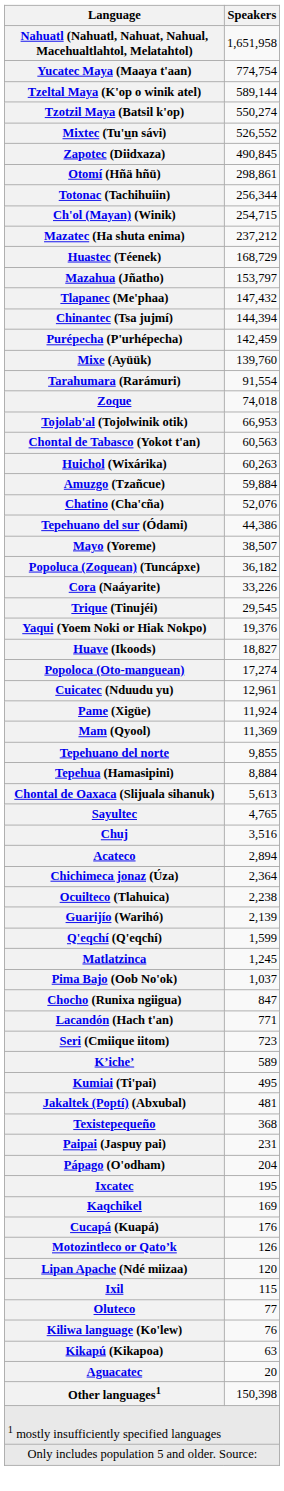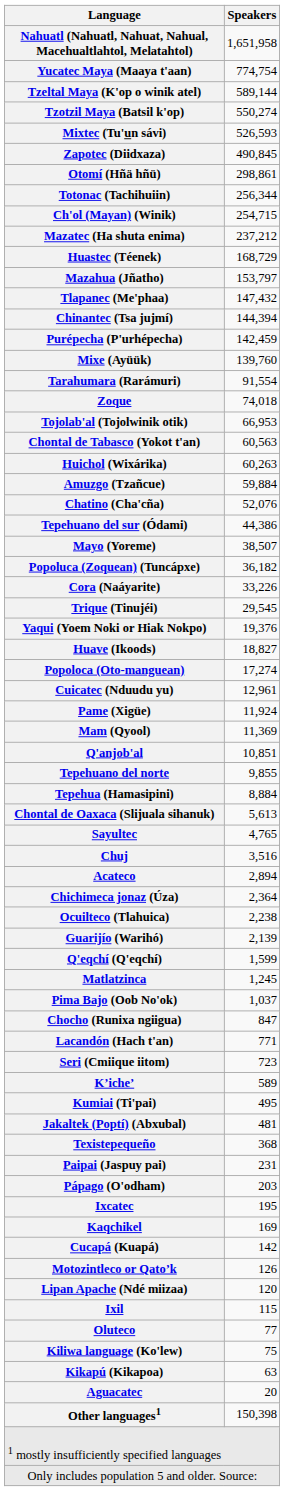(257, 133) 526,552 -> (257, 133) 526,593
+ row: (114, 752)
(268, 1165) 204 -> (268, 1186) 203
(268, 1227) 176 -> (268, 1247) 142
(271, 1330) 76 -> (271, 1351) 75
